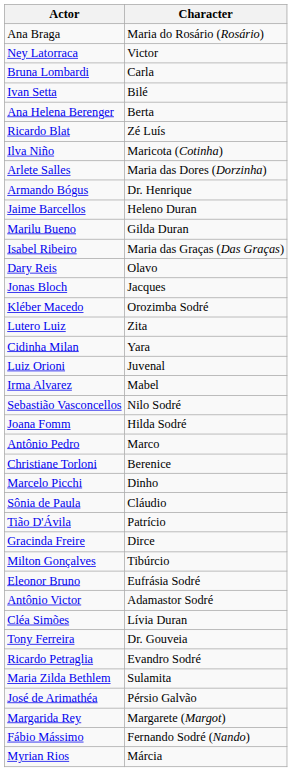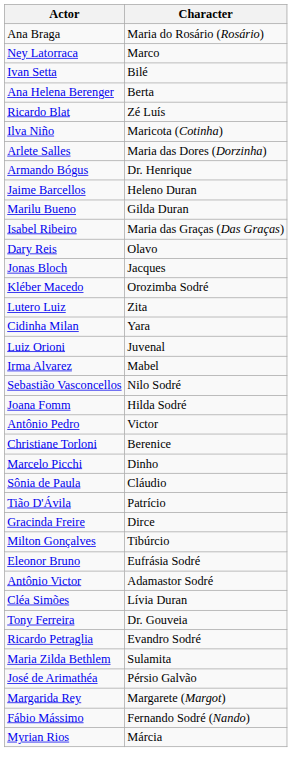(143, 53) Victor -> (143, 53) Marco
- row: (48, 72)
(143, 444) Marco -> (143, 424) Victor
